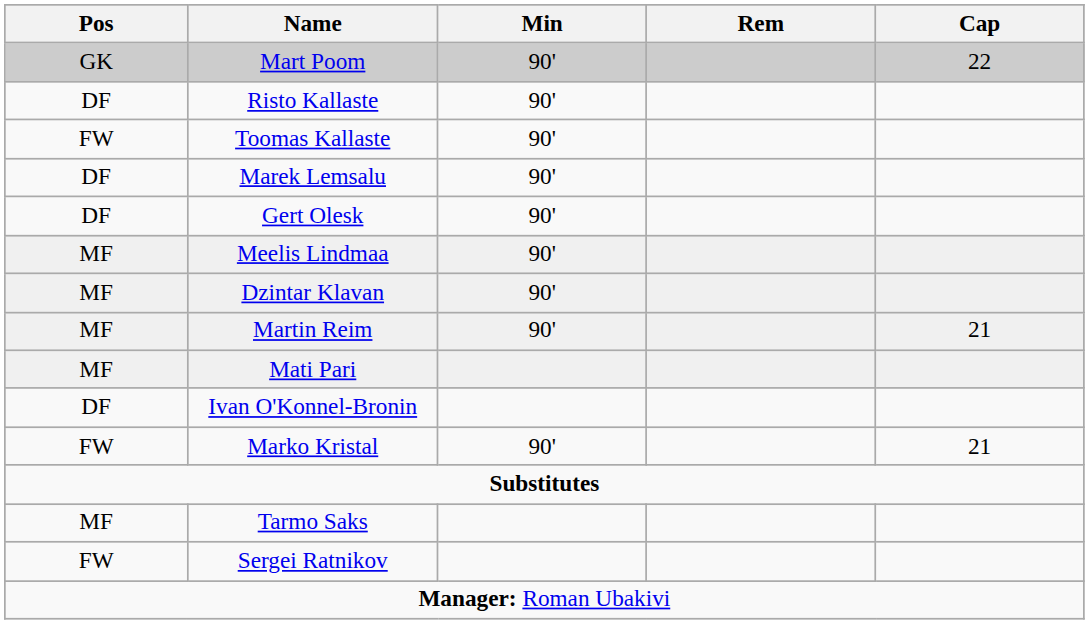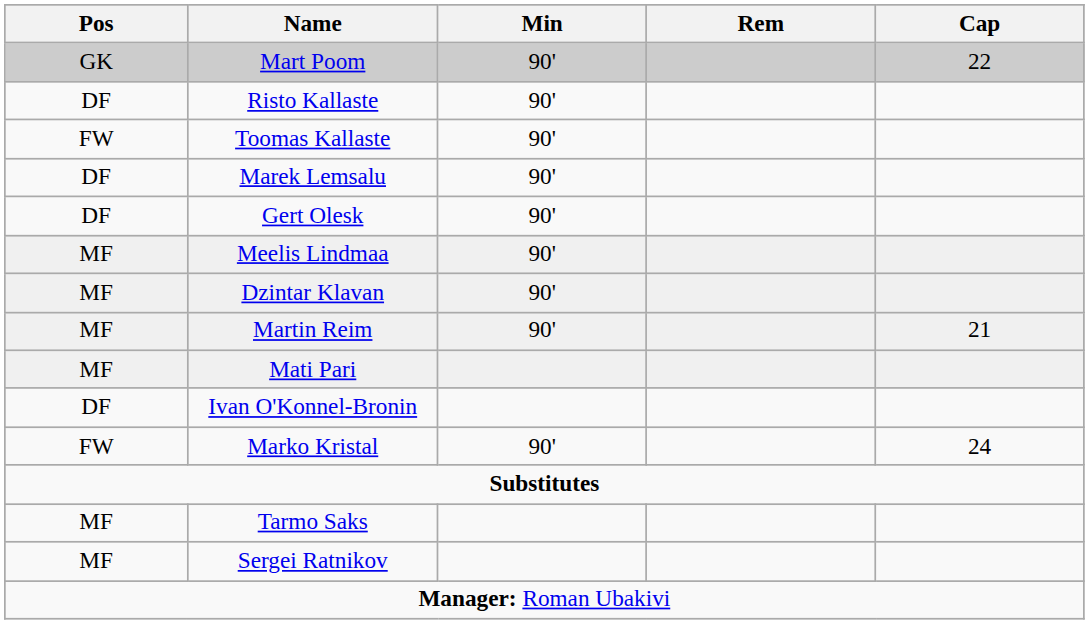(980, 445) 21 -> (980, 445) 24
(96, 560) FW -> (96, 560) MF
